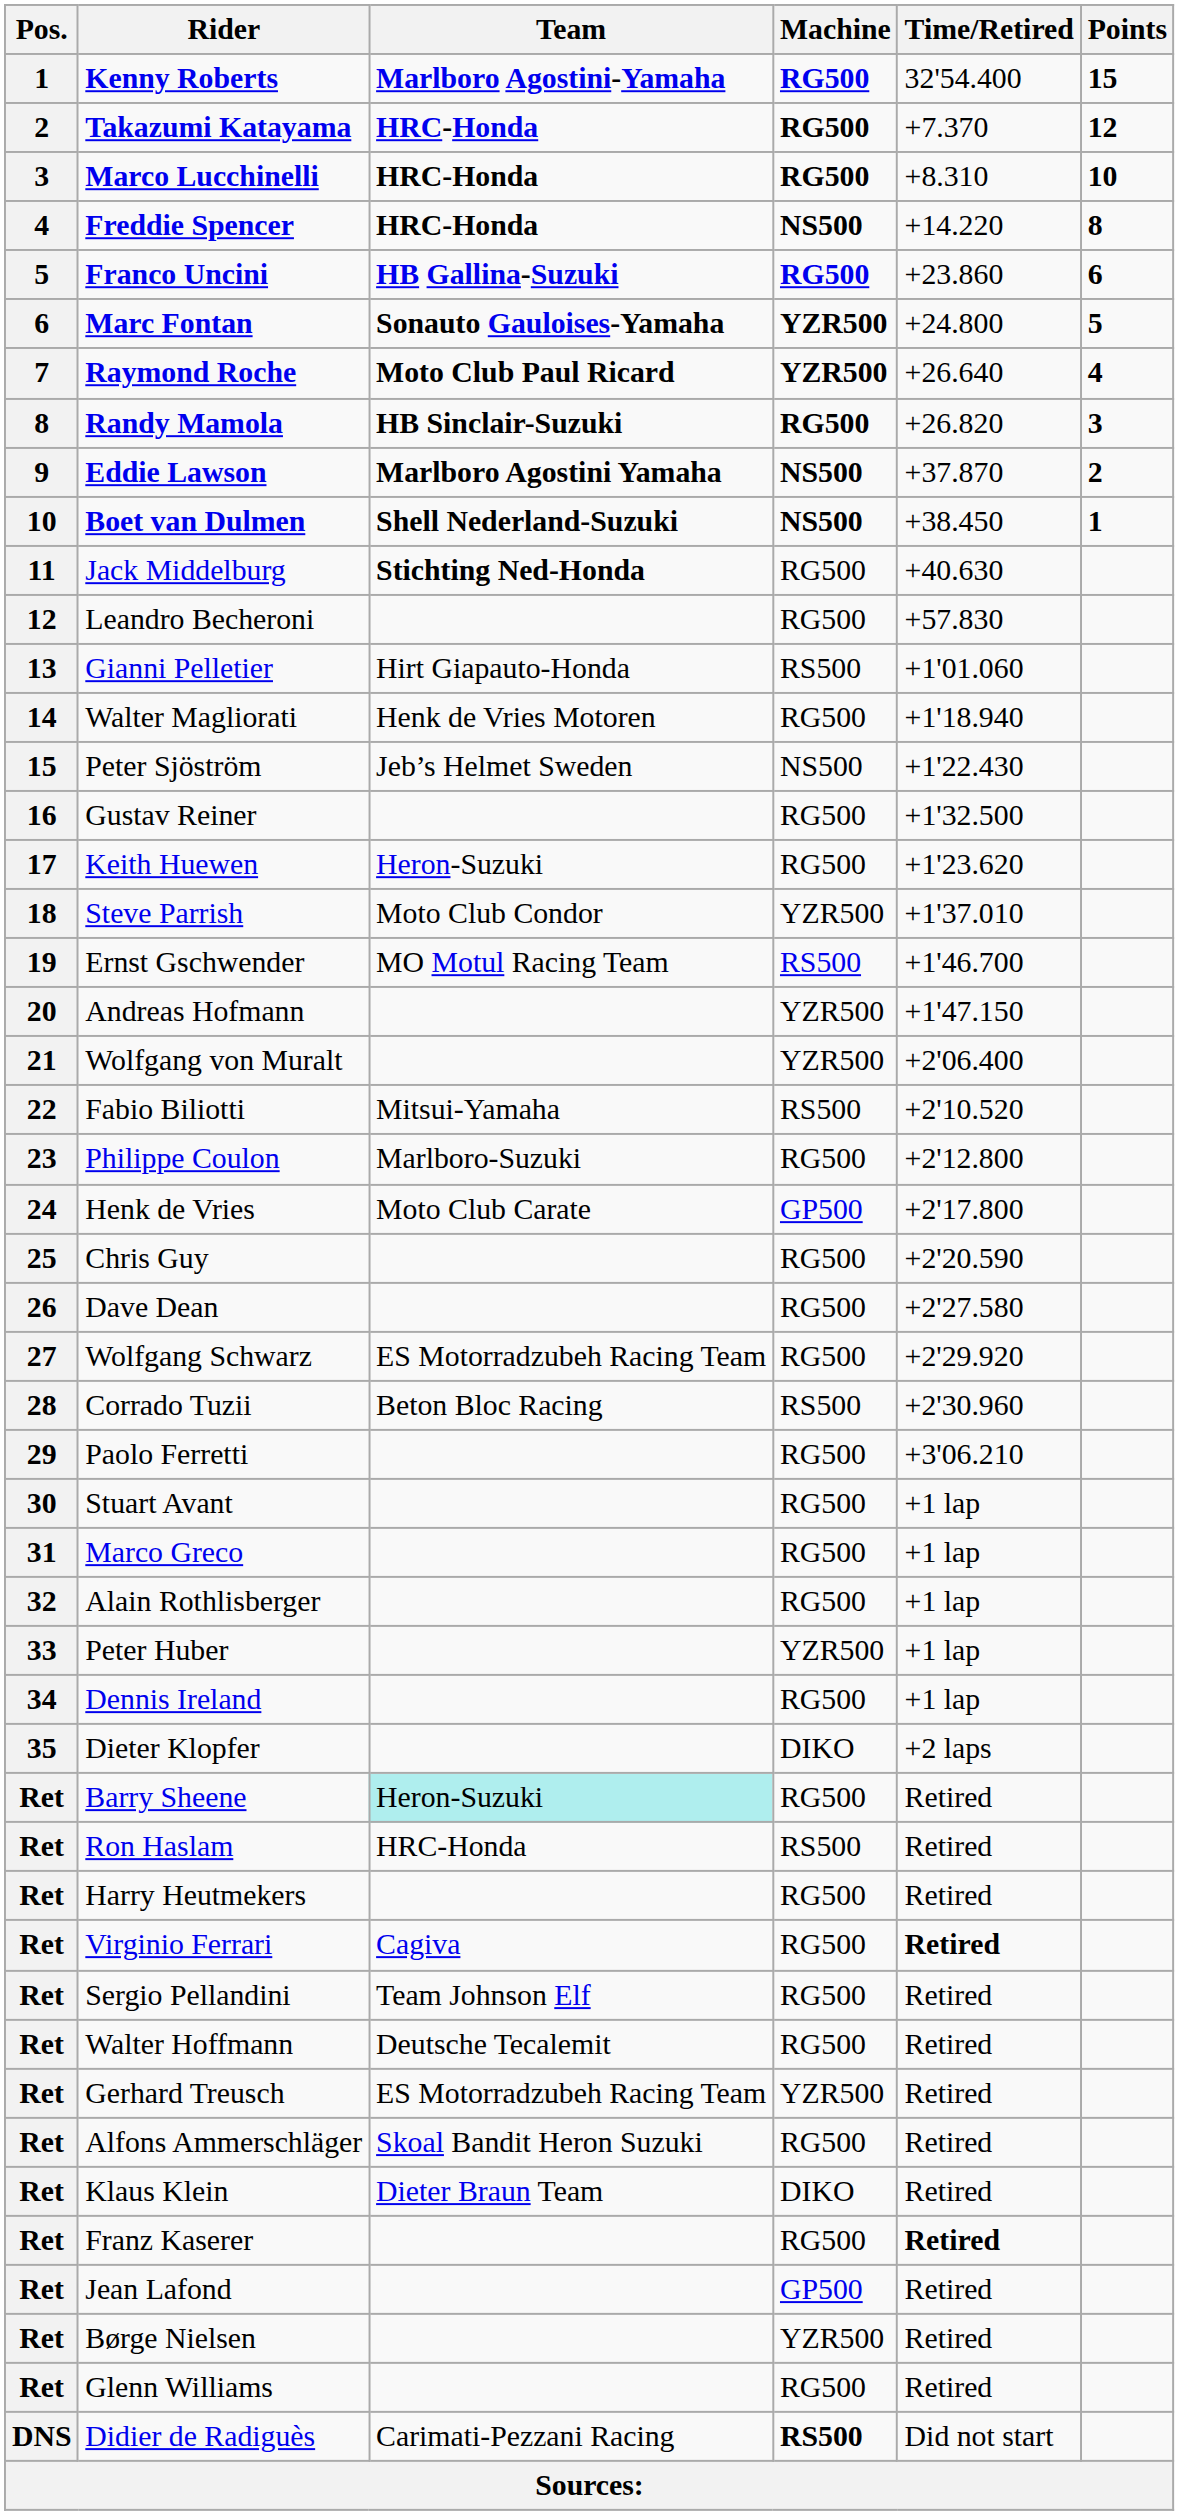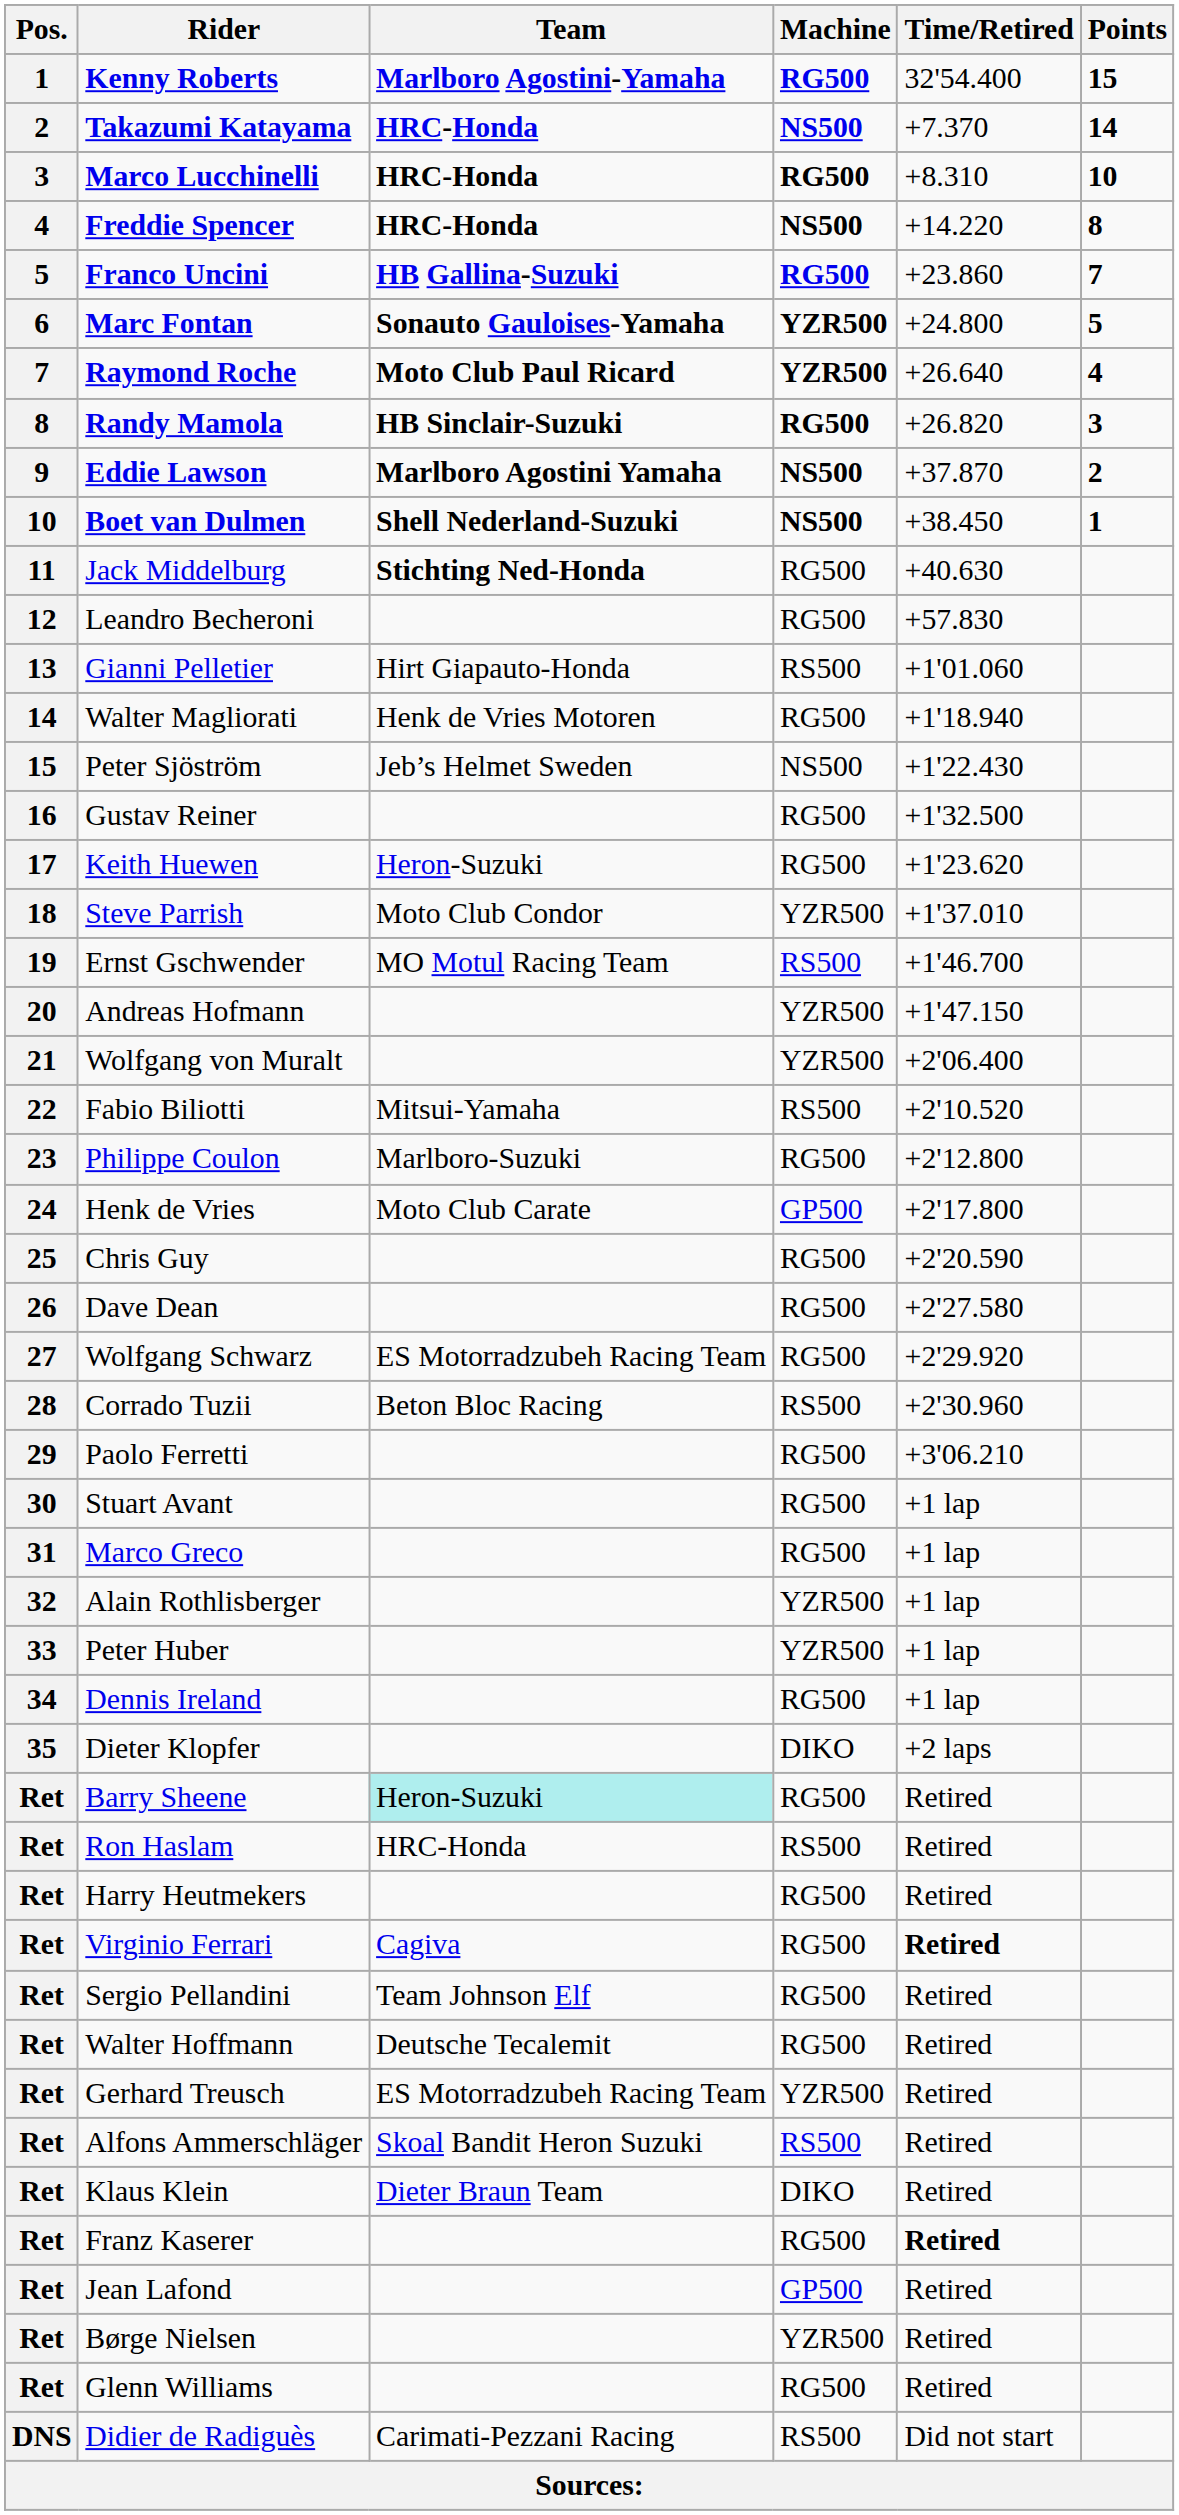(825, 127) RG500 -> (821, 127) NS500
(1103, 127) 12 -> (1103, 127) 14
(1095, 274) 6 -> (1095, 274) 7
(823, 1601) RG500 -> (832, 1601) YZR500
(823, 2141) RG500 -> (821, 2141) RS500
(821, 2436) bold -> (821, 2436) normal
